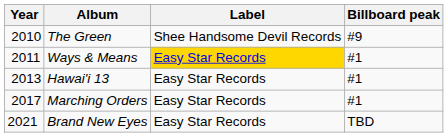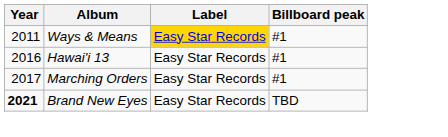- row: (79, 36)
(24, 79) 2013 -> (24, 57) 2016
(22, 121) normal -> (22, 100) bold
